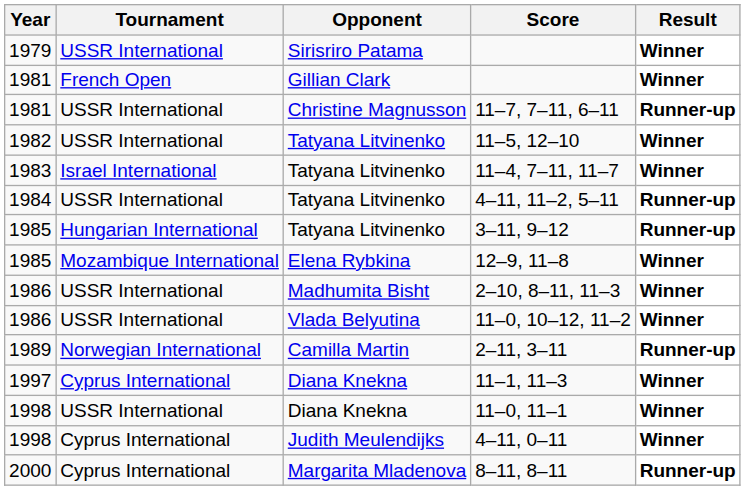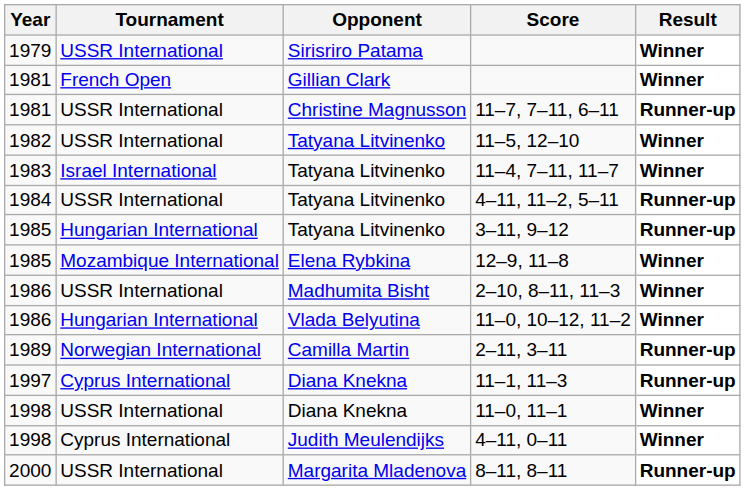(142, 320) USSR International -> (159, 320) Hungarian International
(672, 380) Winner -> (688, 380) Runner-up
(145, 471) Cyprus International -> (142, 471) USSR International
